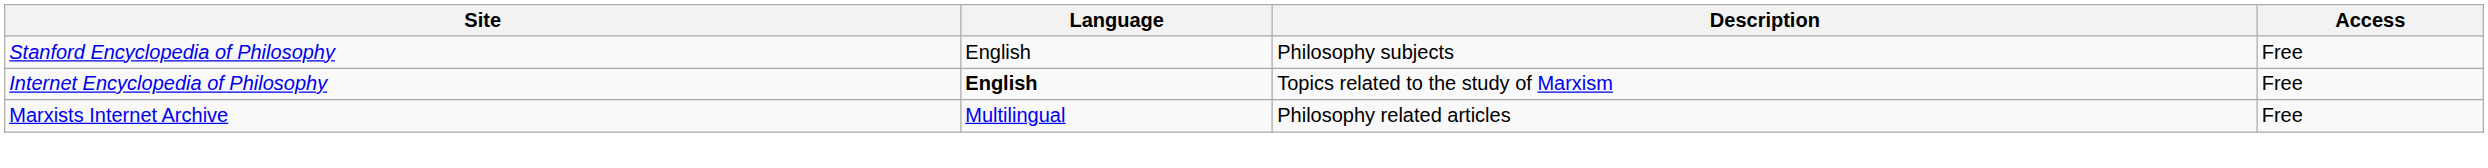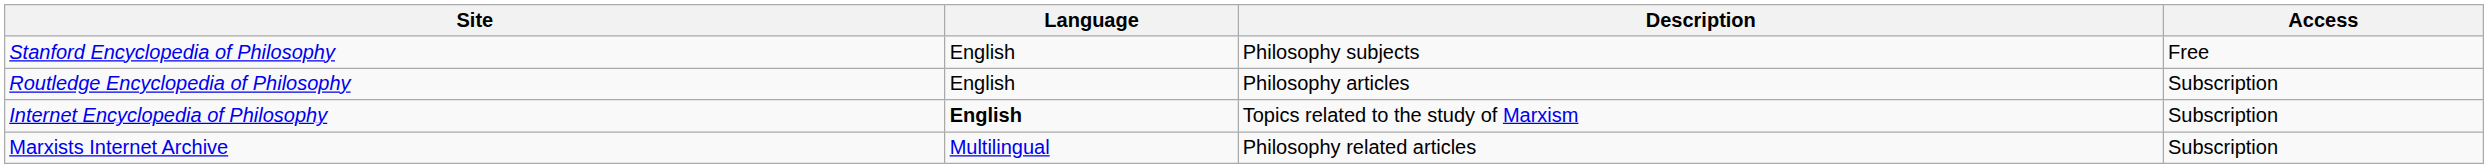+ row: (180, 83)
(2282, 83) Free -> (2223, 115) Subscription
(2282, 115) Free -> (2223, 147) Subscription
